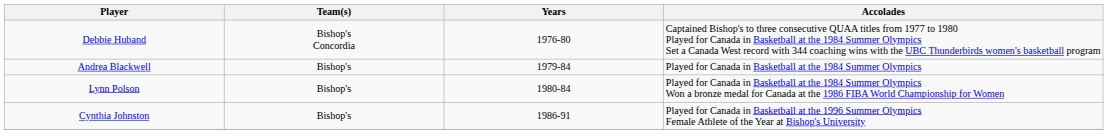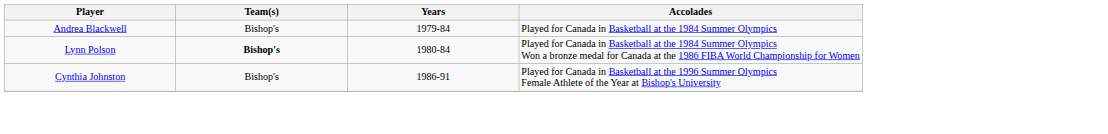- row: (114, 39)
(334, 88) normal -> (262, 50) bold
